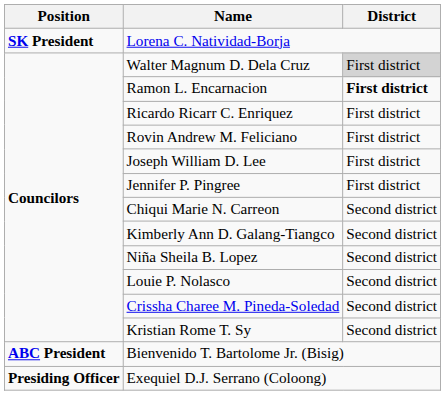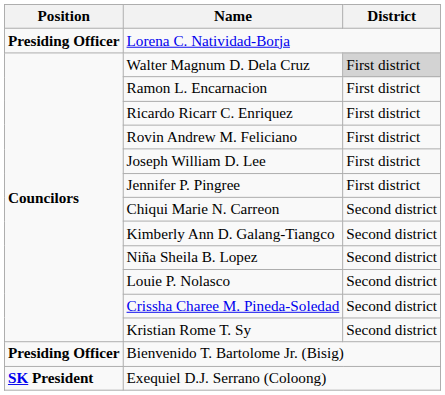(51, 40) SK President -> (64, 40) Presiding Officer
(387, 88) bold -> (383, 88) normal
(57, 354) ABC President -> (64, 354) Presiding Officer
(64, 378) Presiding Officer -> (51, 378) SK President
